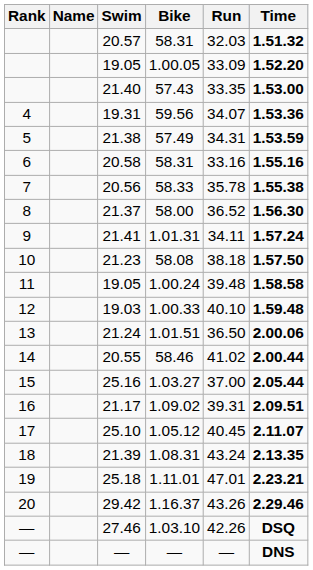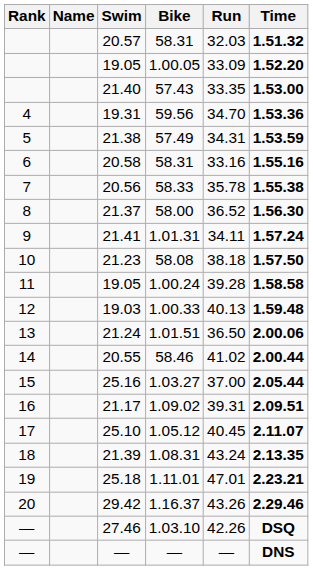(226, 114) 34.07 -> (226, 114) 34.70
(226, 284) 39.48 -> (226, 284) 39.28
(226, 308) 40.10 -> (226, 308) 40.13
